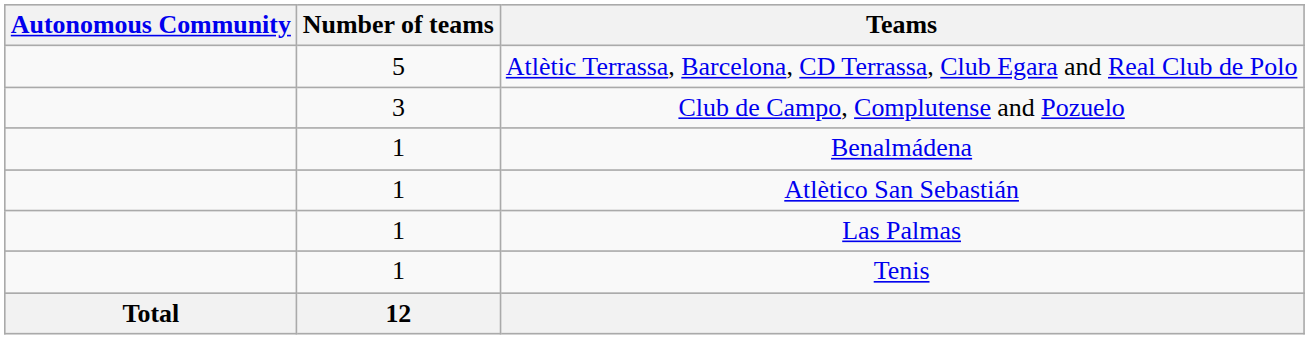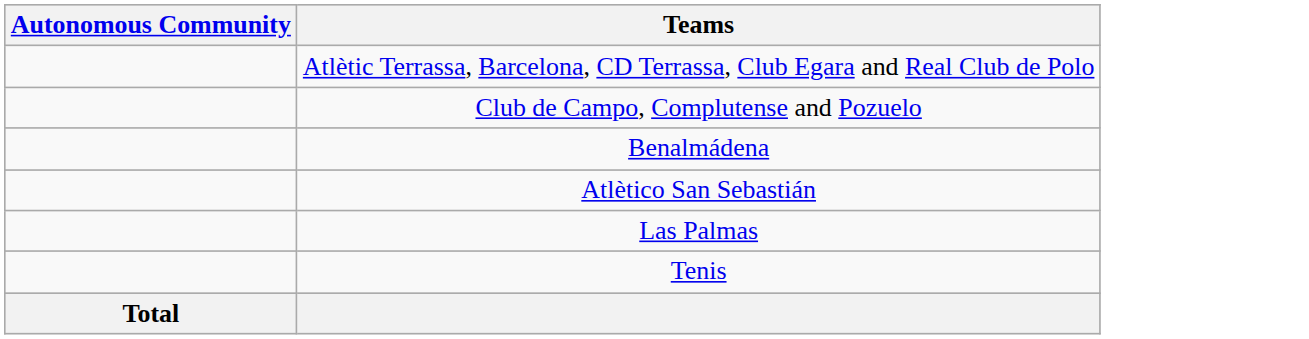- column: (398, 25)
